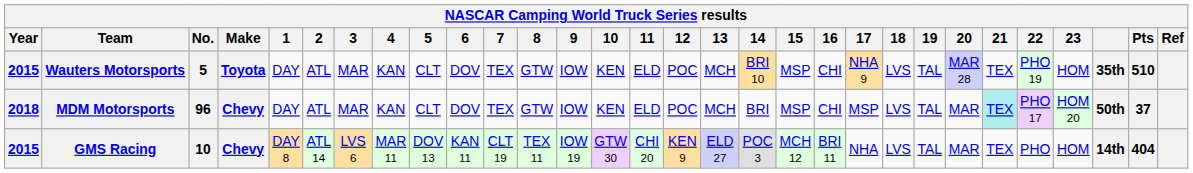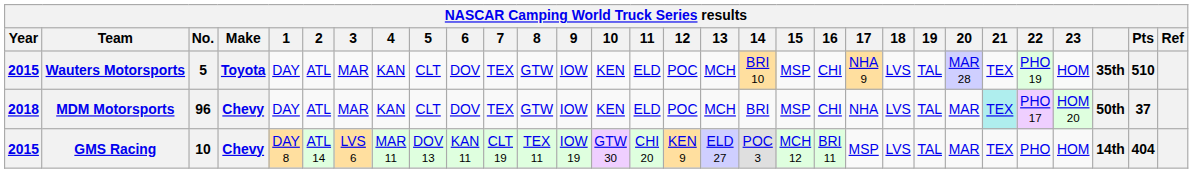(864, 109) MSP -> (864, 109) NHA
(864, 148) NHA -> (864, 148) MSP
